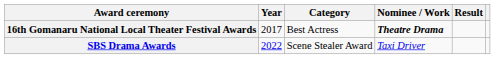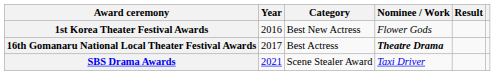+ row: (132, 29)
(272, 45) 2022 -> (272, 62) 2021
